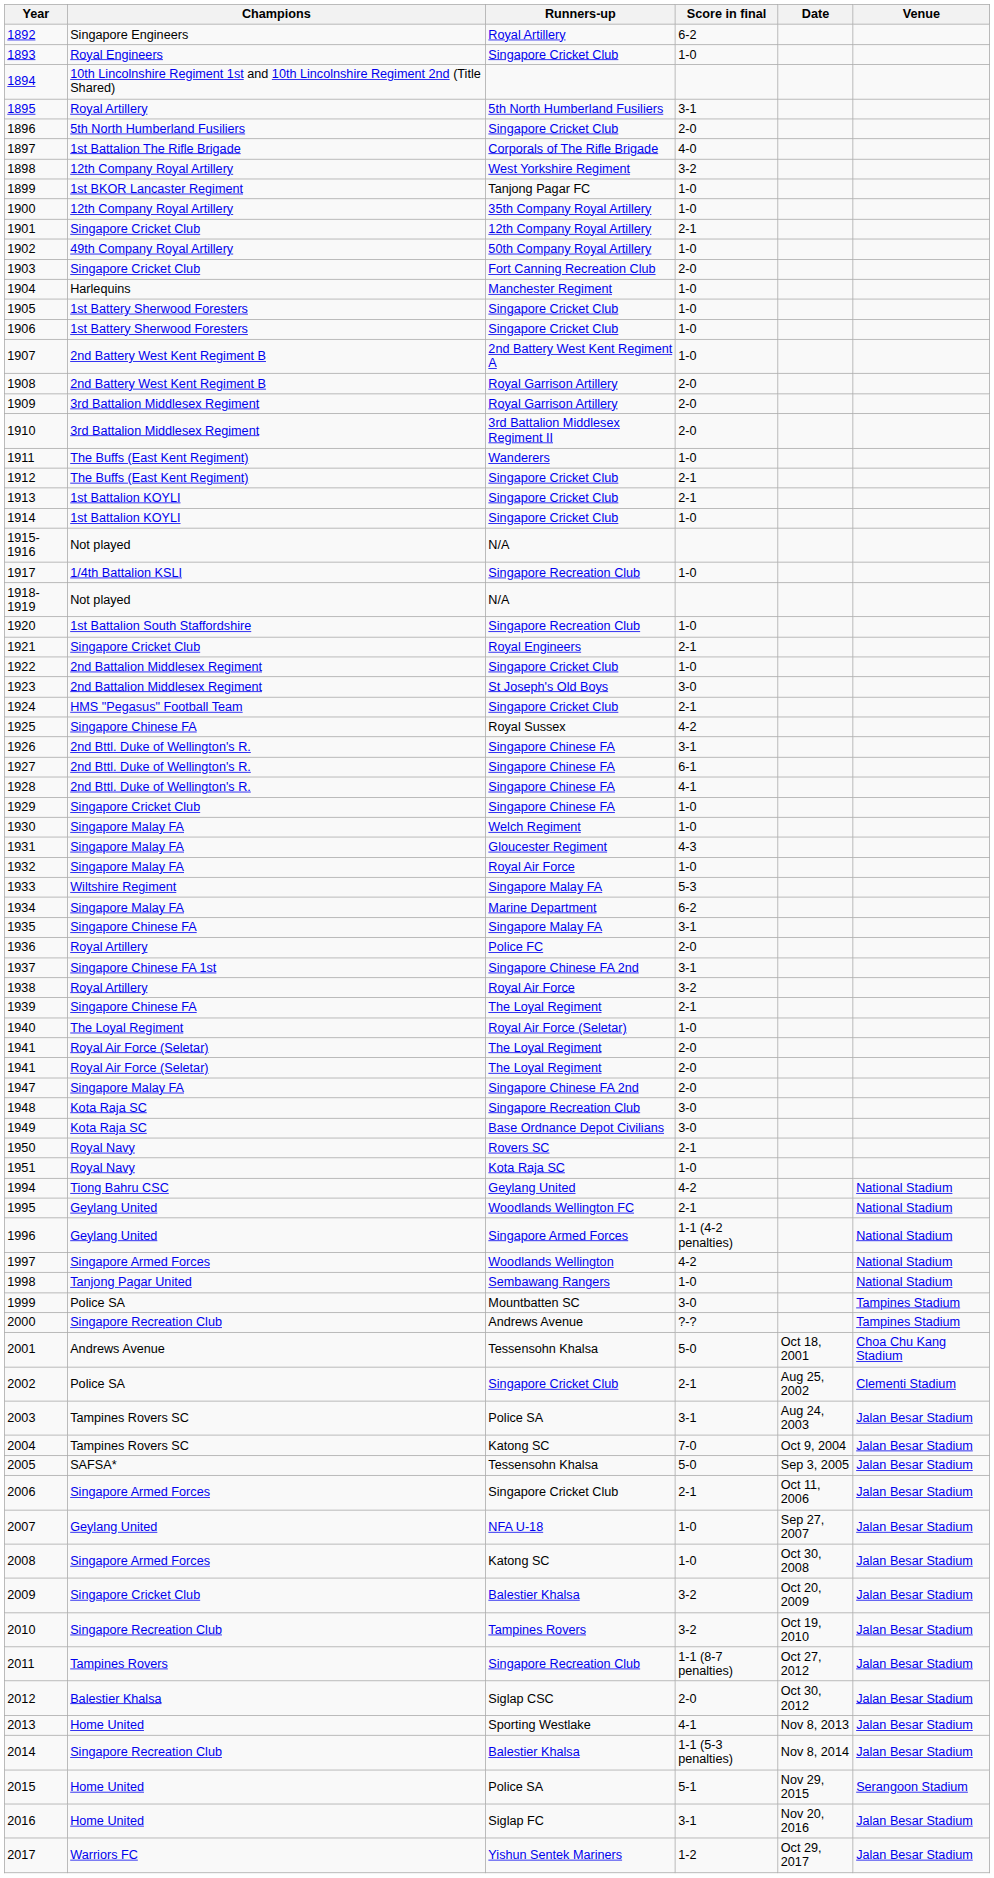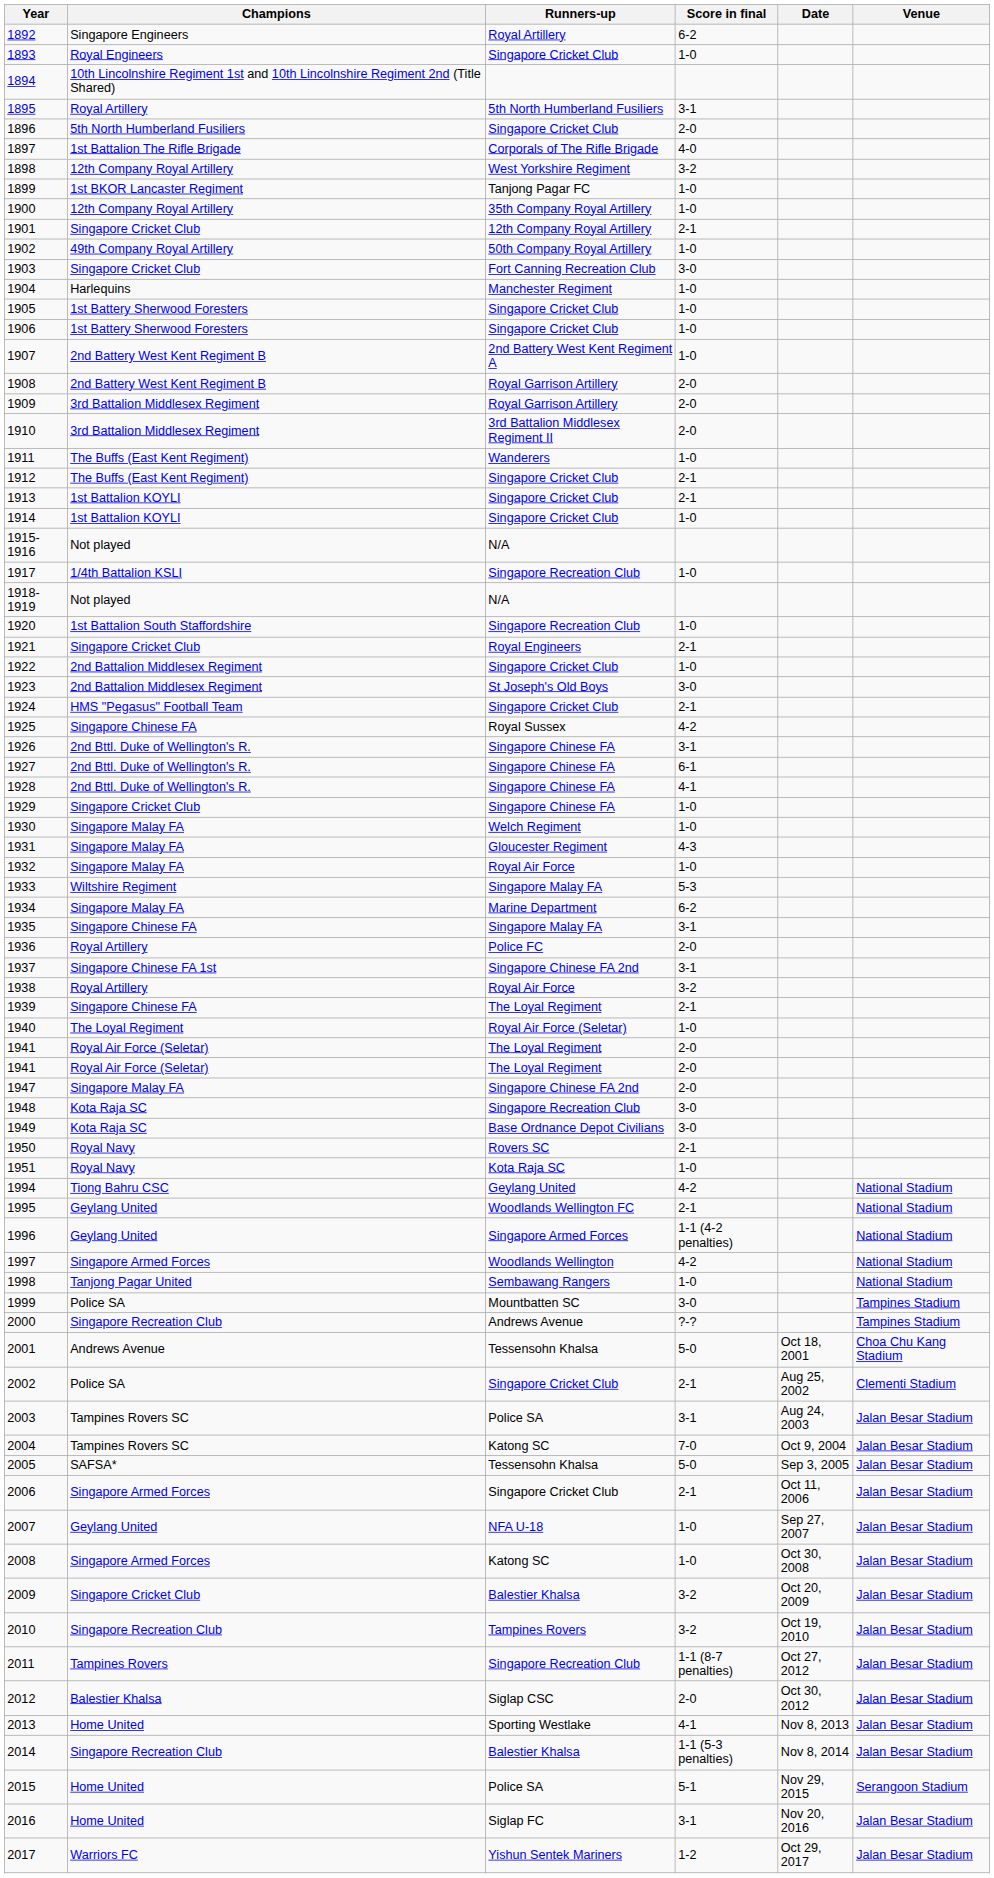(687, 269) 2-0 -> (687, 269) 3-0
